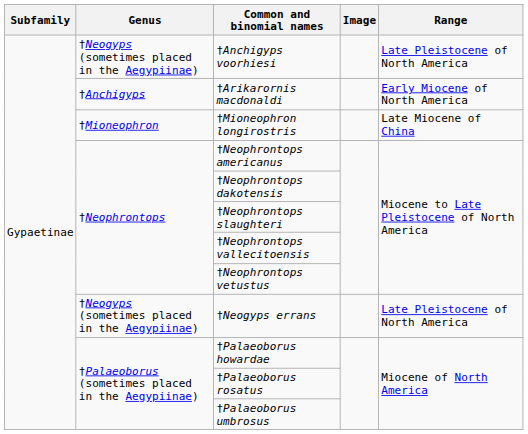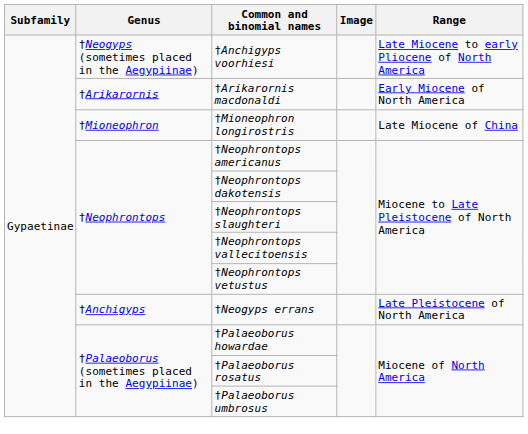(444, 57) Late Pleistocene of North America -> (448, 57) Late Miocene to early Pliocene of North America
(112, 94) †Anchigyps -> (119, 94) †Arikarornis
(139, 316) †Neogyps (sometimes placed in the Aegypiinae) -> (112, 309) †Anchigyps
